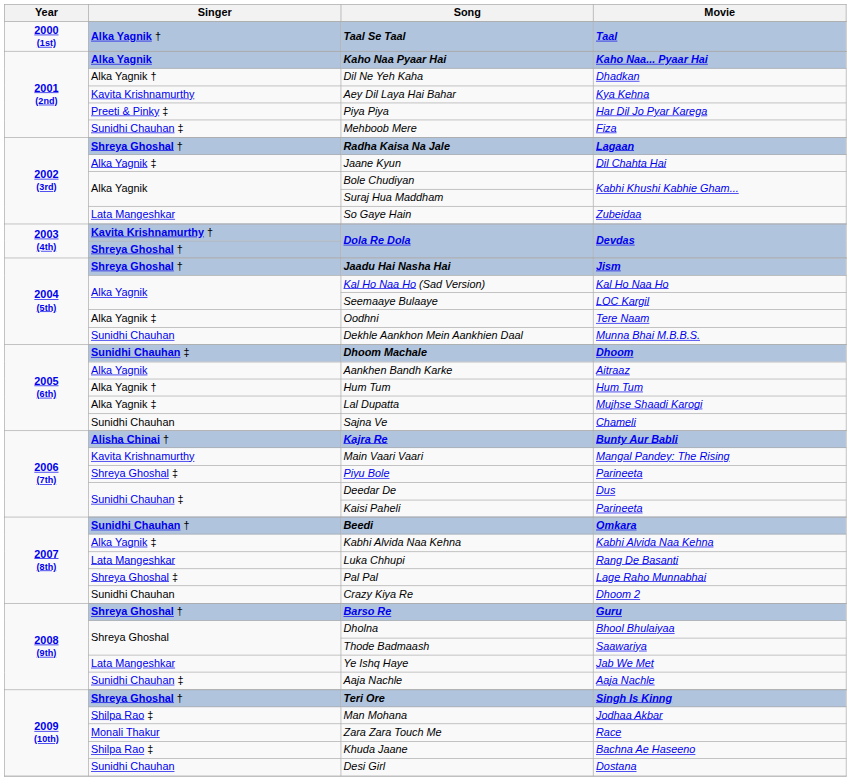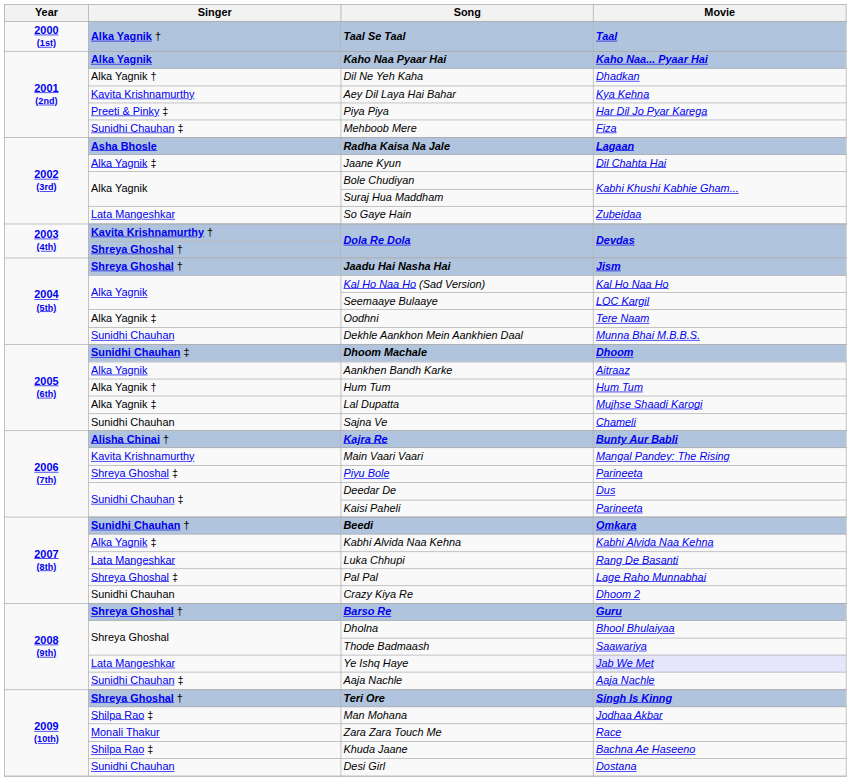(137, 146) Shreya Ghoshal † -> (124, 146) Asha Bhosle
(625, 663) no background -> (625, 663) lavender background
